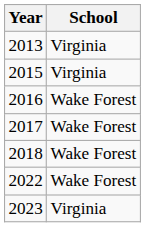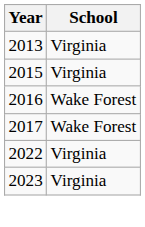- row: (26, 153)
(93, 180) Wake Forest -> (78, 153) Virginia
